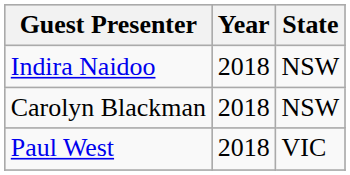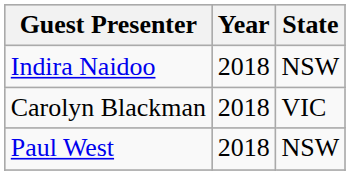(310, 107) NSW -> (304, 107) VIC
(304, 148) VIC -> (310, 148) NSW
